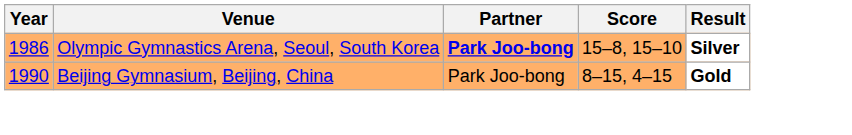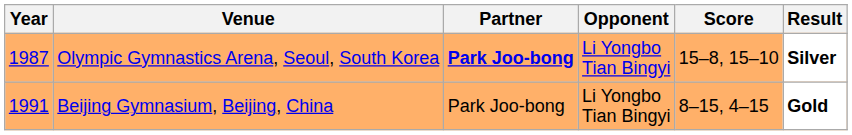+ column: (626, 19)
(29, 48) 1986 -> (29, 58) 1987
(29, 76) 1990 -> (29, 106) 1991
